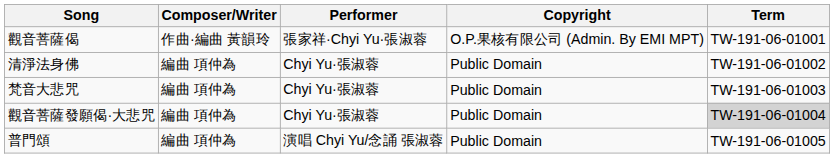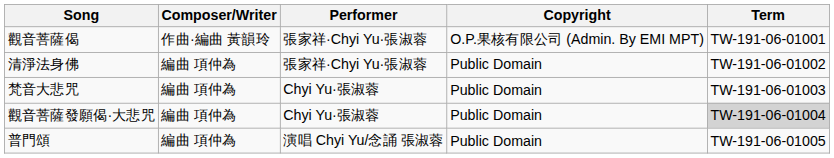(331, 64) Chyi Yu·張淑蓉 -> (355, 64) 張家祥·Chyi Yu·張淑蓉
